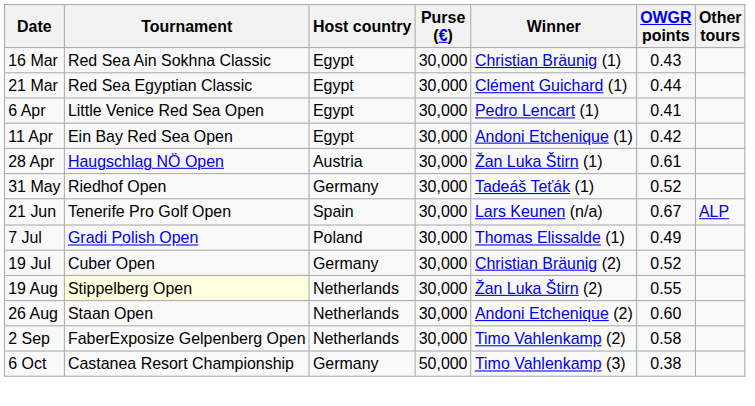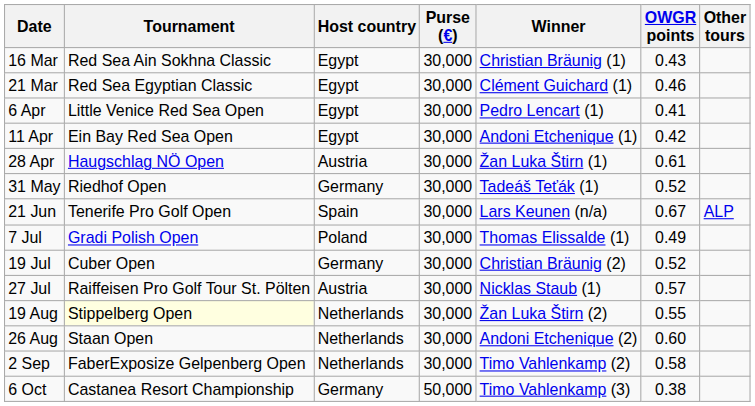(666, 86) 0.44 -> (671, 86) 0.46
+ row: (30, 288)
